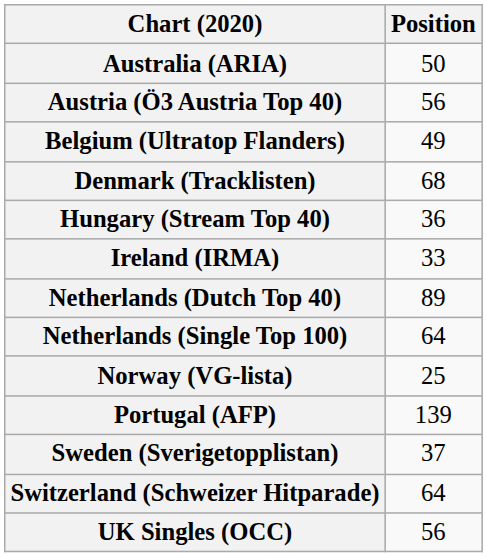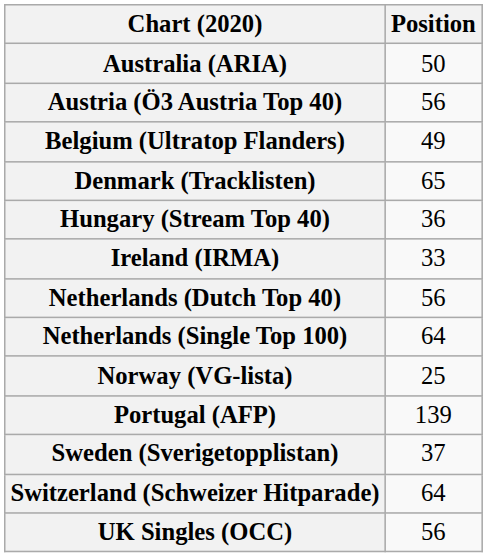(433, 180) 68 -> (433, 180) 65
(433, 297) 89 -> (433, 297) 56
